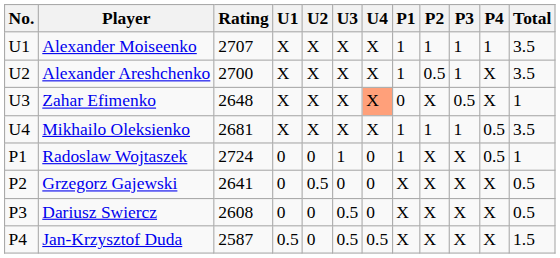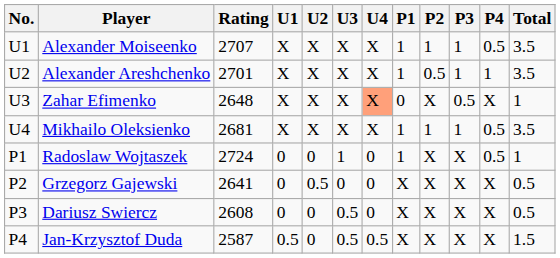(488, 45) 1 -> (494, 45) 0.5
(236, 73) 2700 -> (236, 73) 2701
(490, 73) X -> (488, 73) 1
